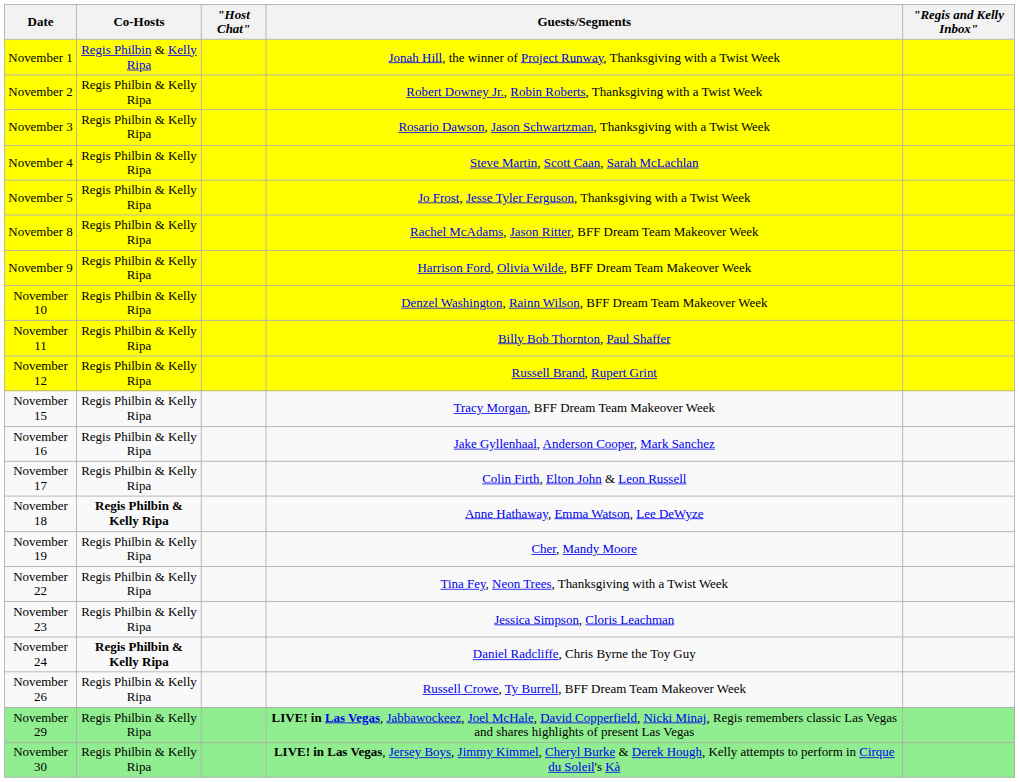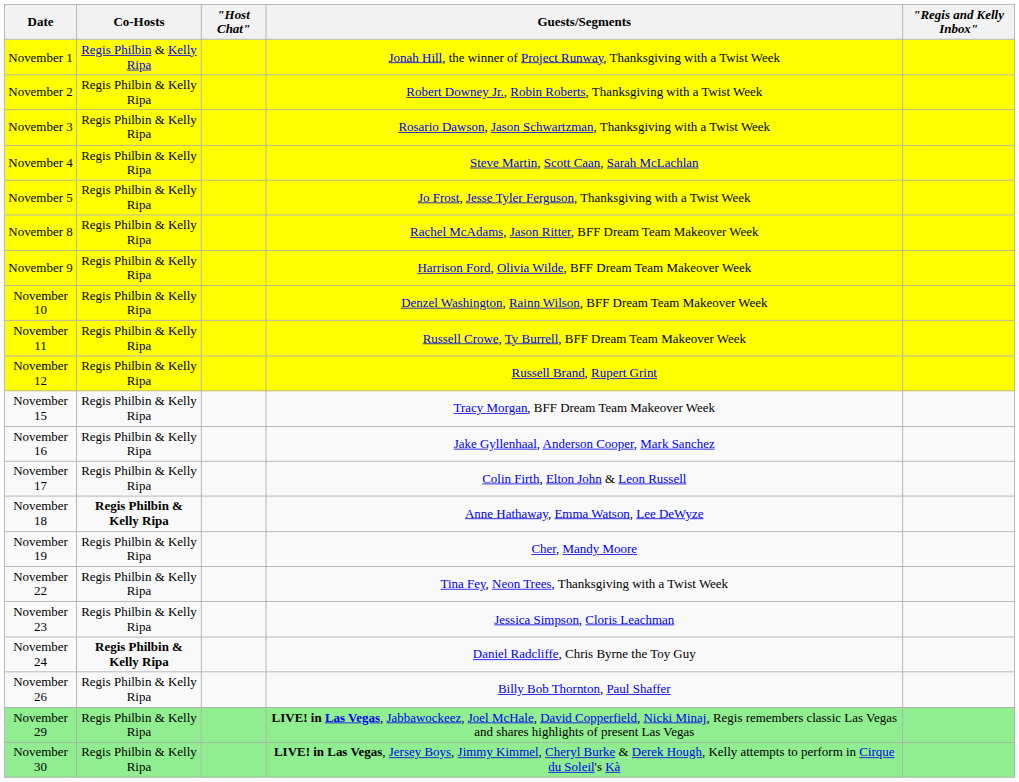(584, 338) Billy Bob Thornton, Paul Shaffer -> (584, 338) Russell Crowe, Ty Burrell, BFF Dream Team Makeover Week
(584, 689) Russell Crowe, Ty Burrell, BFF Dream Team Makeover Week -> (584, 689) Billy Bob Thornton, Paul Shaffer
